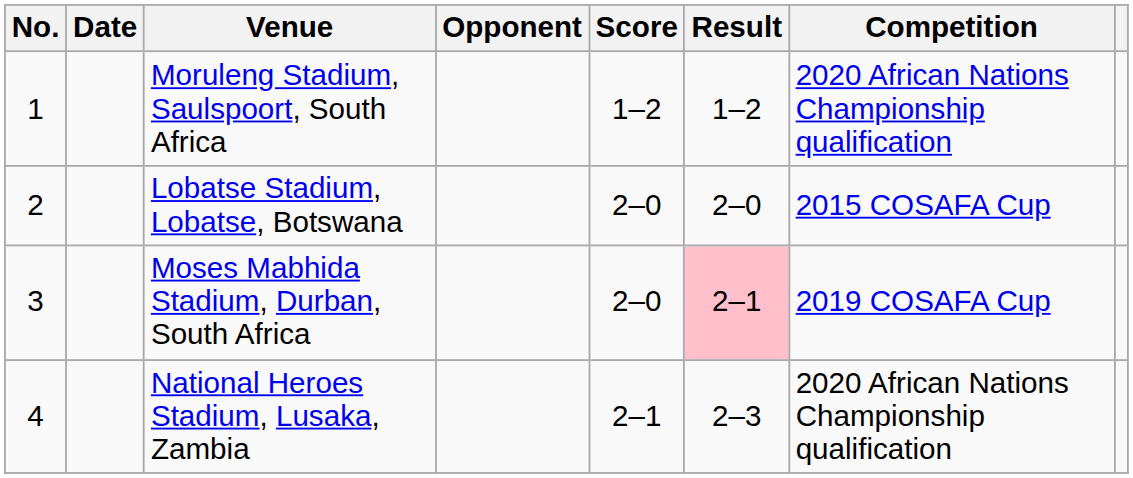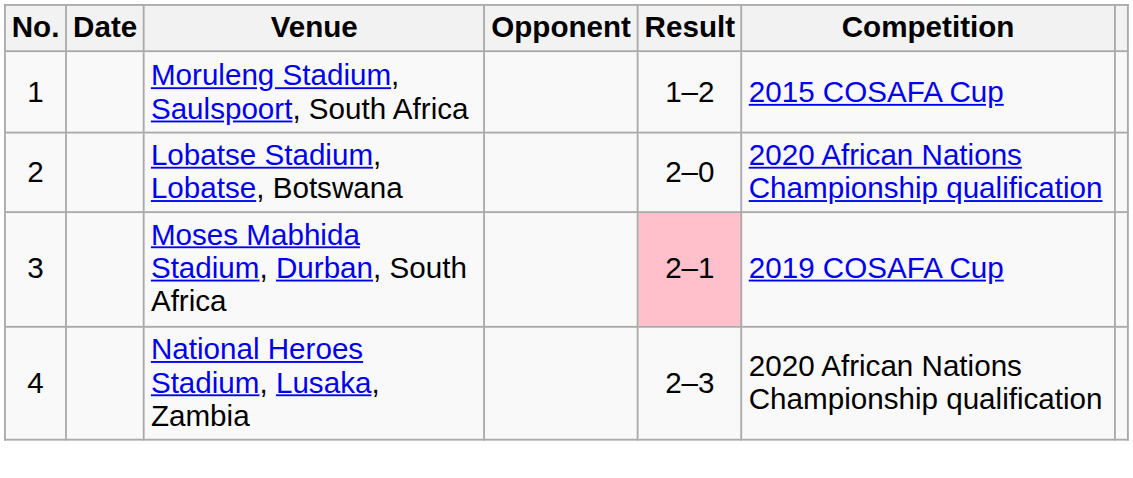- column: (637, 27)
(932, 108) 2020 African Nations Championship qualification -> (876, 91) 2015 COSAFA Cup
(923, 205) 2015 COSAFA Cup -> (926, 171) 2020 African Nations Championship qualification
